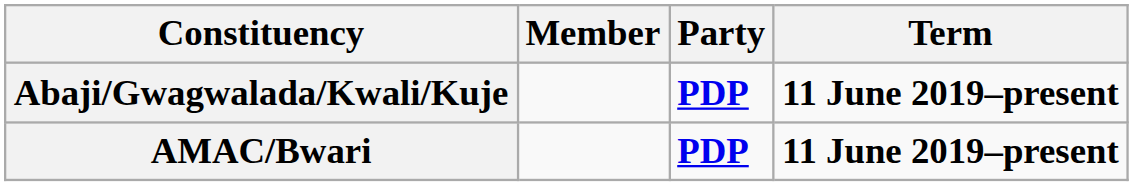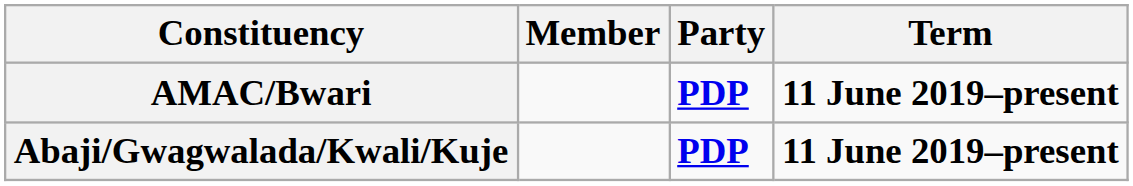rows swapped: (261, 92) <-> (261, 150)
